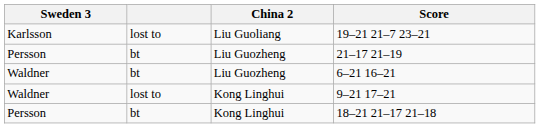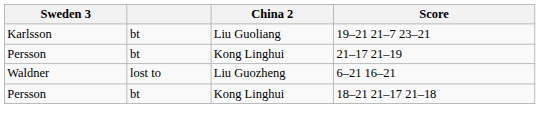(145, 34) lost to -> (135, 34) bt
(250, 53) Liu Guozheng -> (249, 53) Kong Linghui
(135, 73) bt -> (145, 73) lost to
- row: (366, 93)
